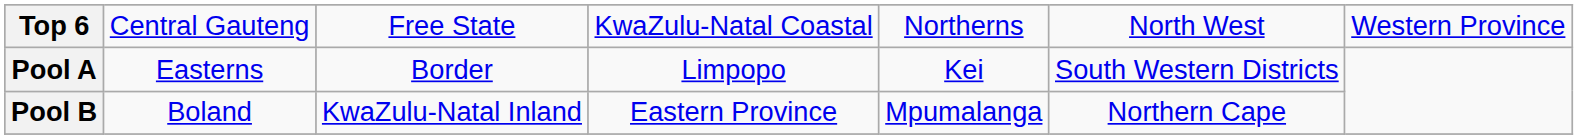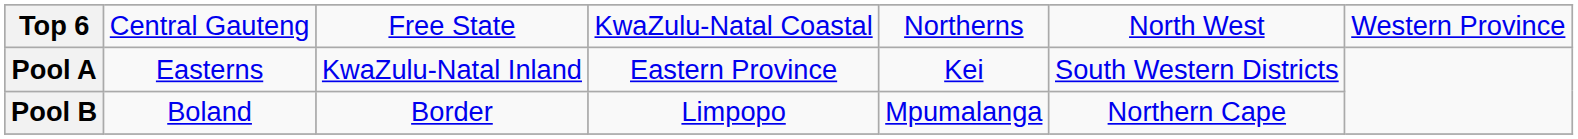(452, 69) Border -> (452, 69) KwaZulu-Natal Inland
(734, 69) Limpopo -> (734, 69) Eastern Province
(452, 112) KwaZulu-Natal Inland -> (452, 112) Border
(734, 112) Eastern Province -> (734, 112) Limpopo
